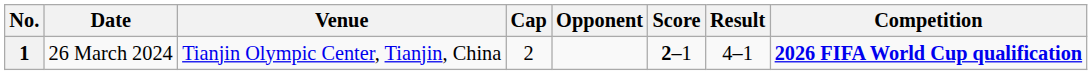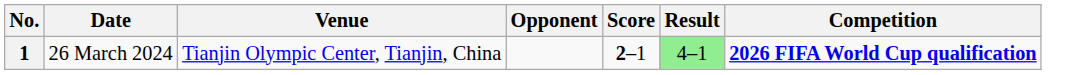- column: (529, 20)
(738, 52) no background -> (692, 52) lightgreen background
